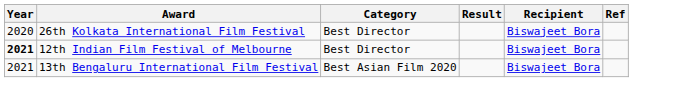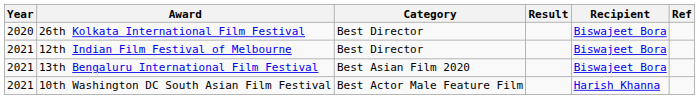(20, 49) bold -> (20, 49) normal
+ row: (185, 85)
